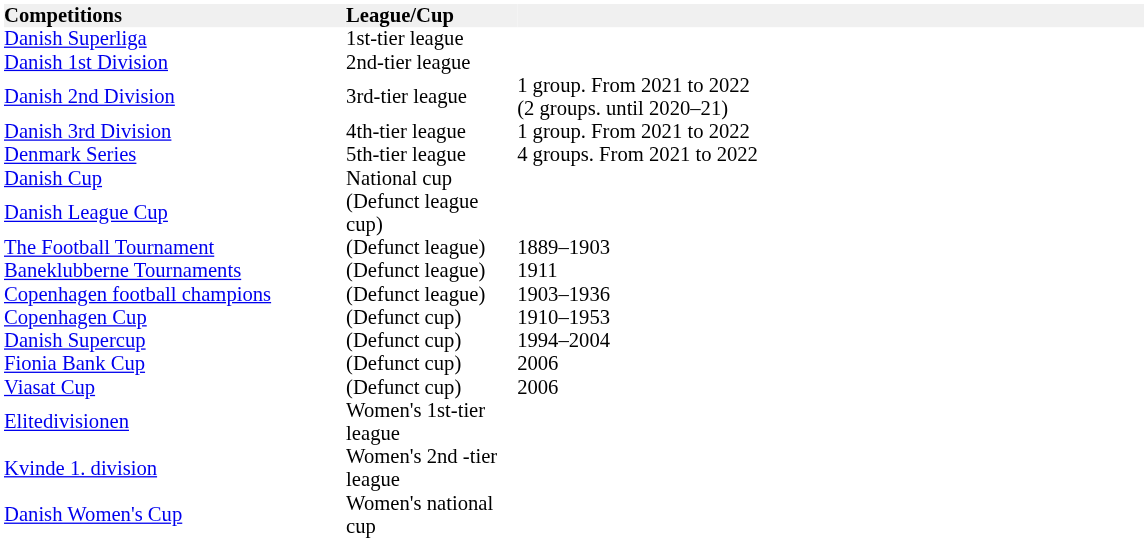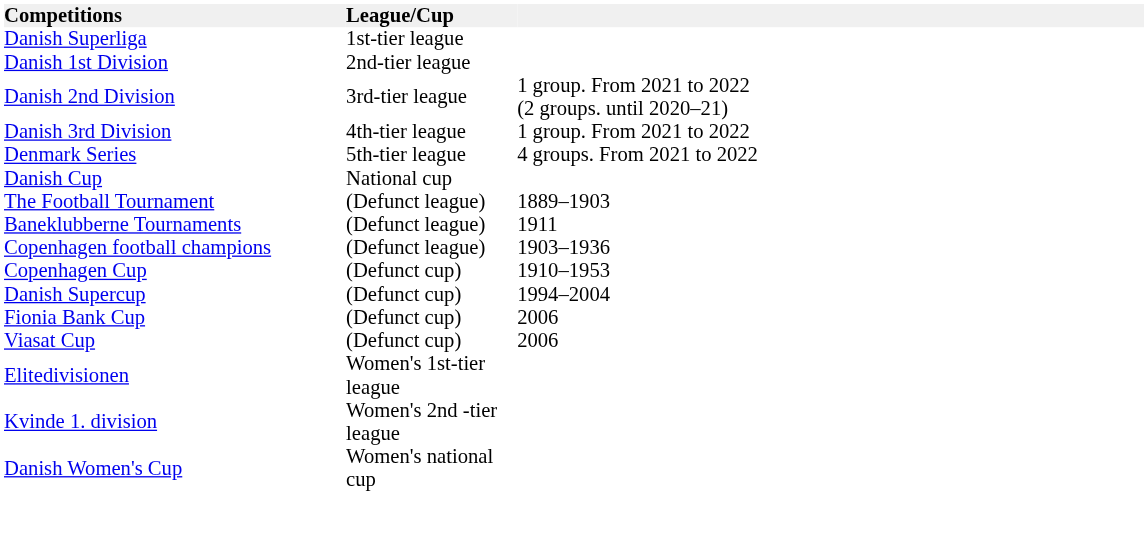- row: (86, 212)
